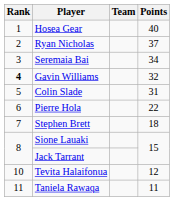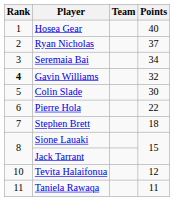(154, 92) 31 -> (154, 92) 30
